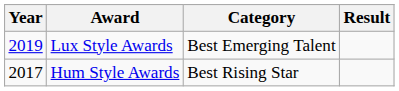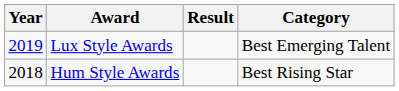columns swapped: (261, 18) <-> (367, 18)
(26, 72) 2017 -> (26, 72) 2018
